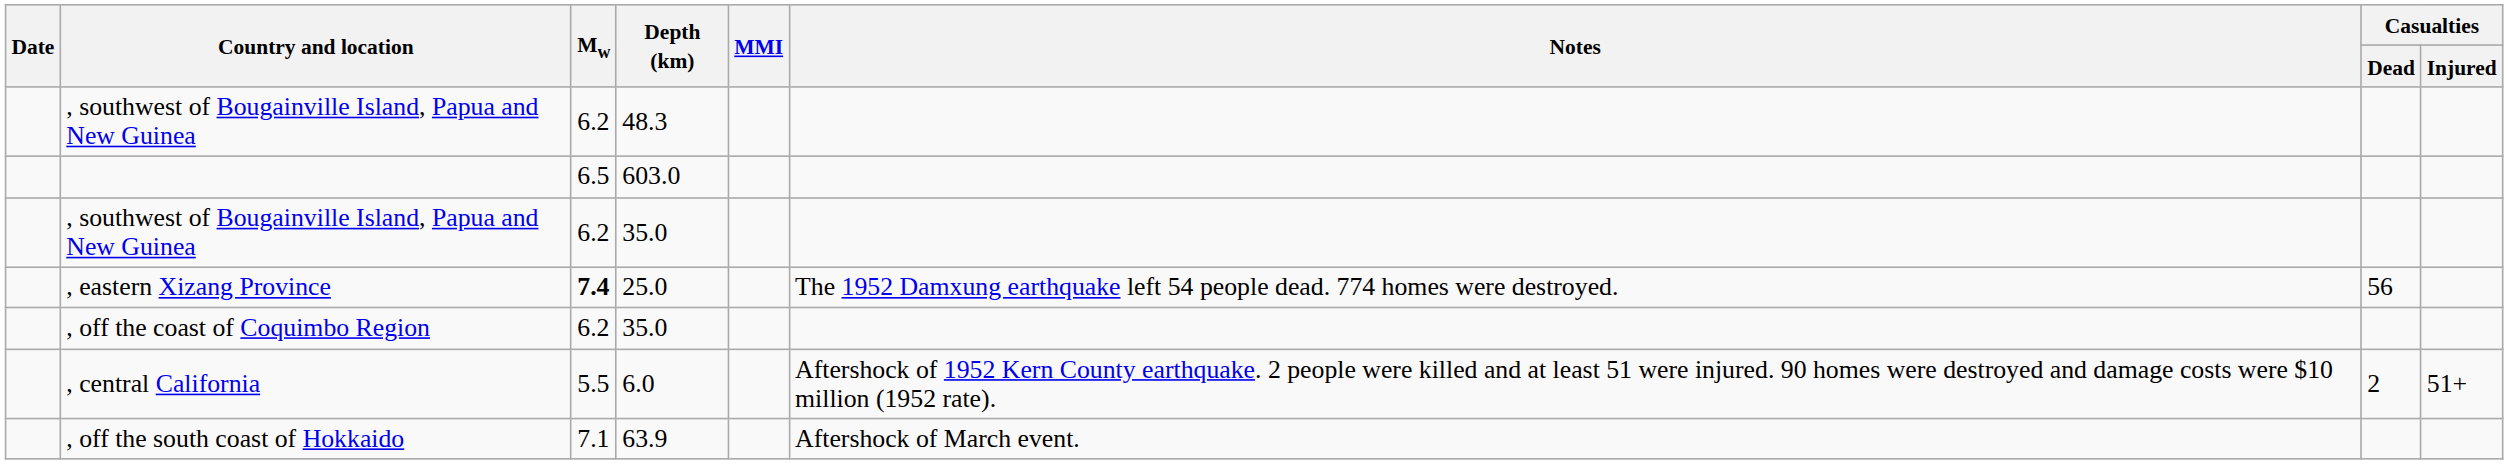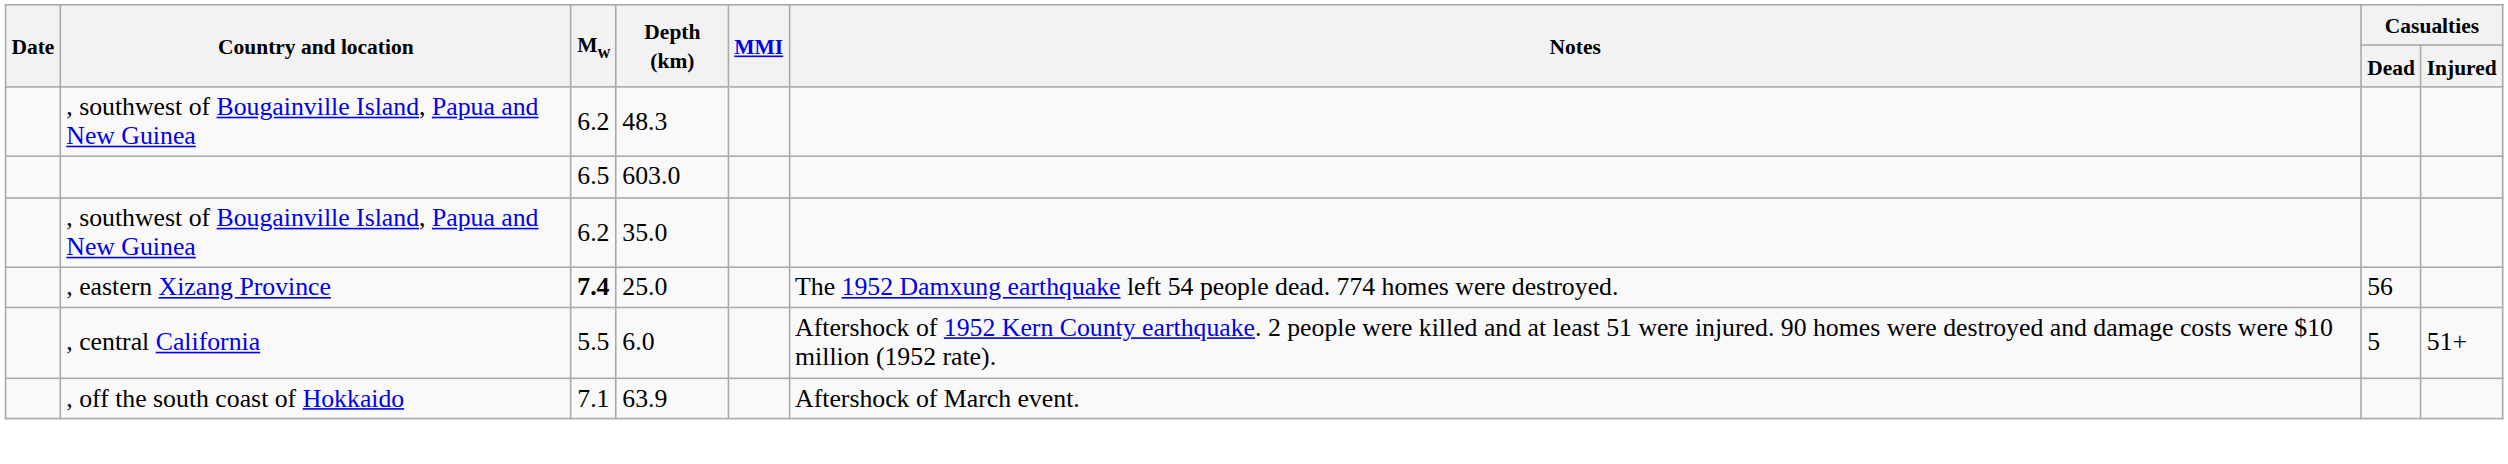- row: (248, 328)
(2374, 383) 2 -> (2374, 342) 5
